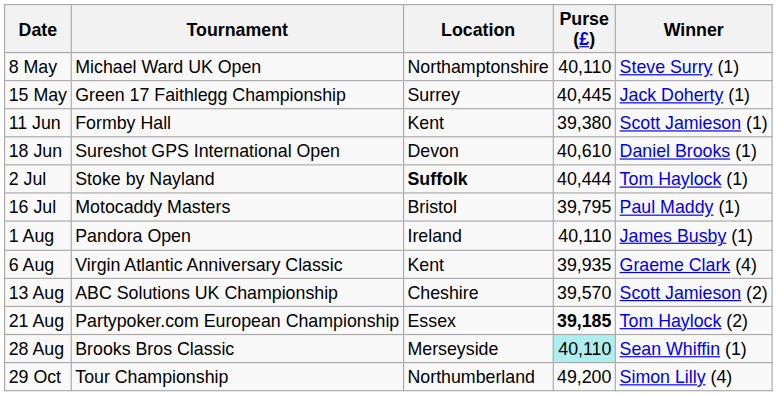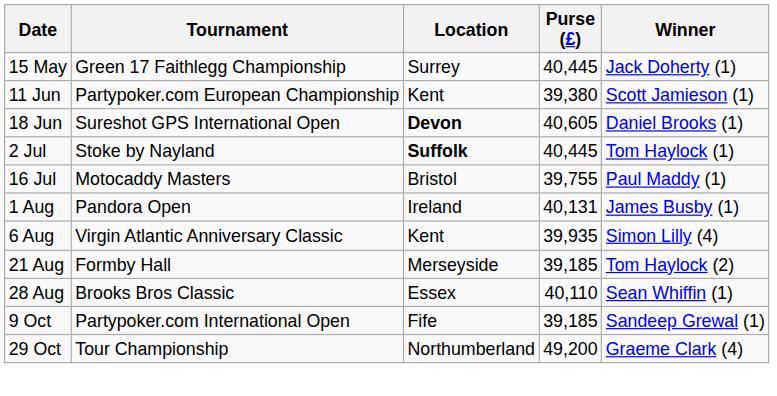- row: (33, 67)
(123, 123) Formby Hall -> (237, 95) Partypoker.com European Championship
(433, 151) normal -> (435, 123) bold
(584, 151) 40,610 -> (570, 123) 40,605
(584, 180) 40,444 -> (570, 151) 40,445
(584, 208) 39,795 -> (570, 180) 39,755
(585, 236) 40,110 -> (570, 208) 40,131
(688, 264) Graeme Clark (4) -> (662, 236) Simon Lilly (4)
- row: (36, 292)
(237, 320) Partypoker.com European Championship -> (123, 264) Formby Hall
(432, 320) Essex -> (453, 264) Merseyside
(584, 320) bold -> (570, 264) normal
(453, 348) Merseyside -> (432, 292) Essex
(585, 348) paleturquoise background -> (571, 292) no background
+ row: (30, 320)
(676, 377) Simon Lilly (4) -> (674, 348) Graeme Clark (4)
